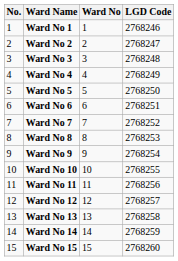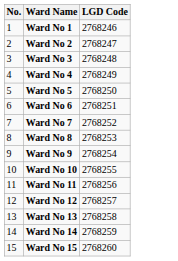- column: (101, 12)
